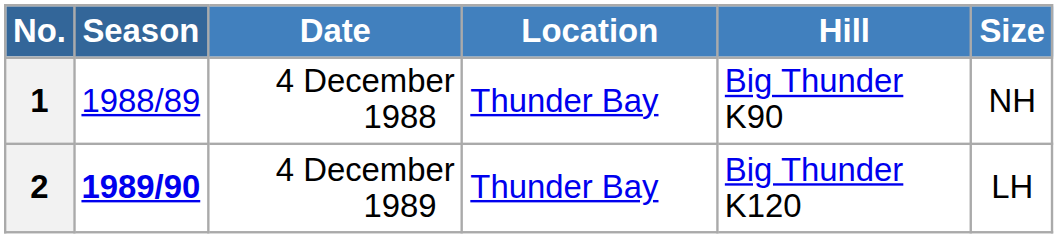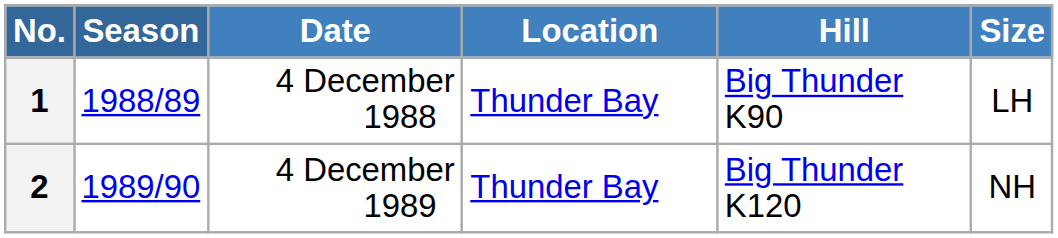(1012, 100) NH -> (1012, 100) LH
(141, 187) bold -> (141, 187) normal
(1012, 187) LH -> (1012, 187) NH
